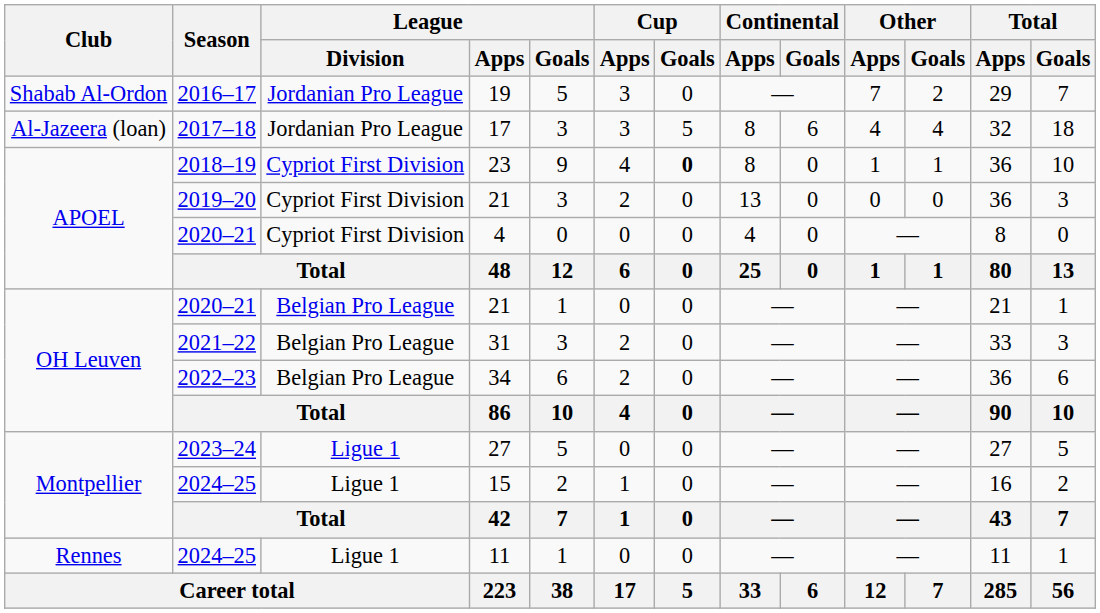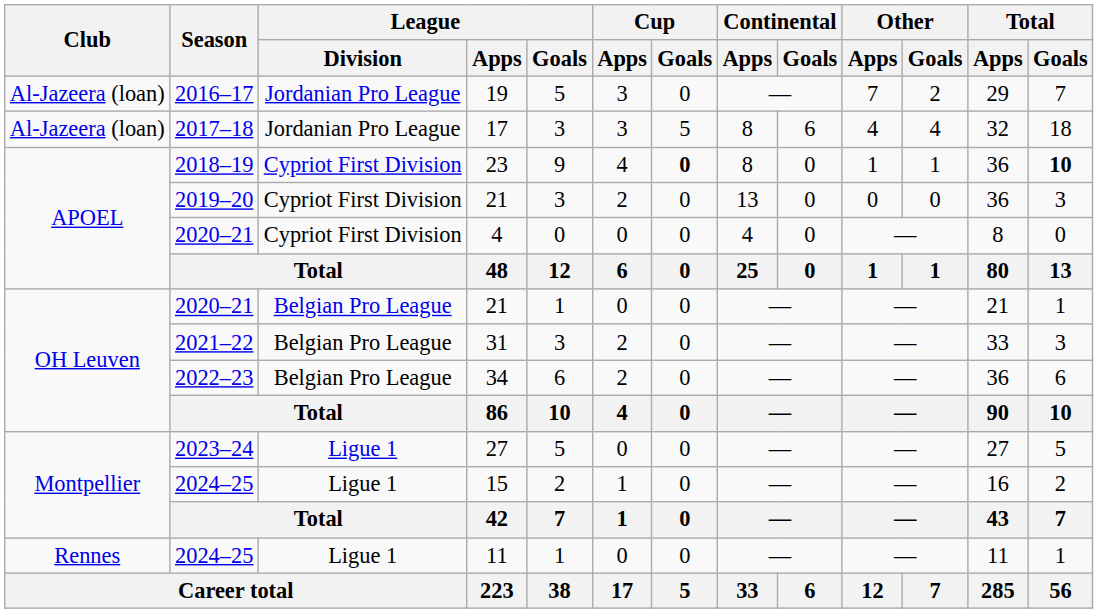(89, 93) Shabab Al-Ordon -> (87, 93) Al-Jazeera (loan)
(1063, 164) normal -> (1060, 164) bold
